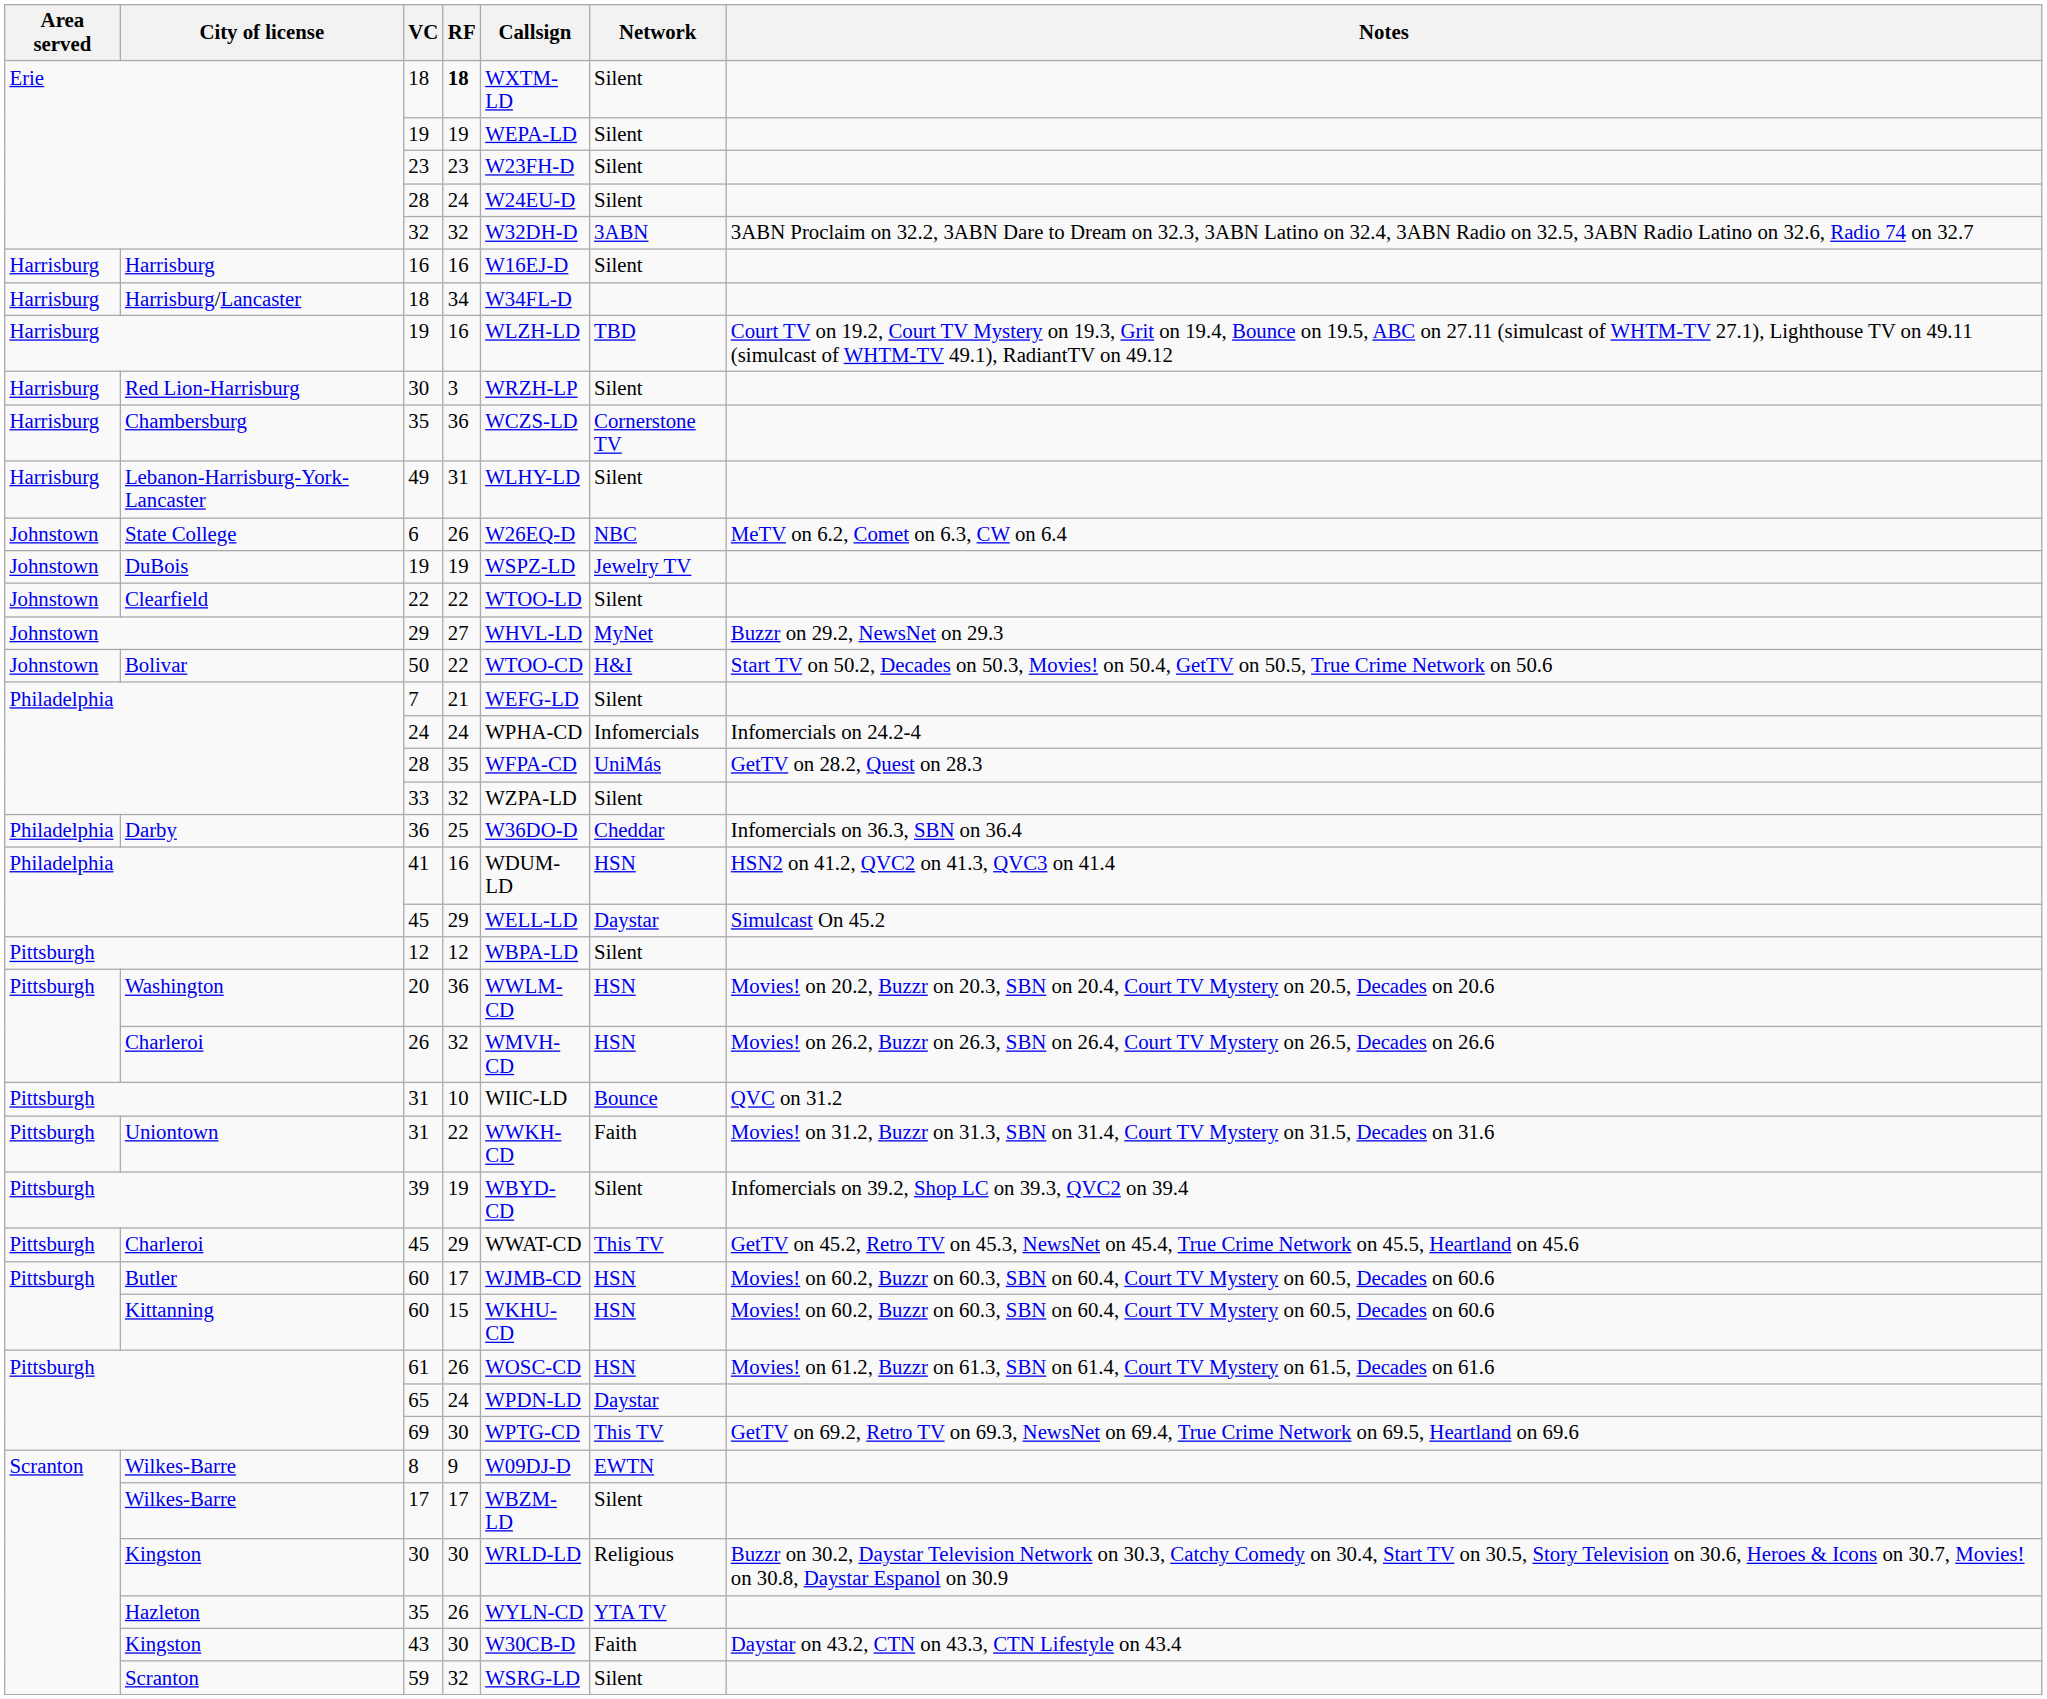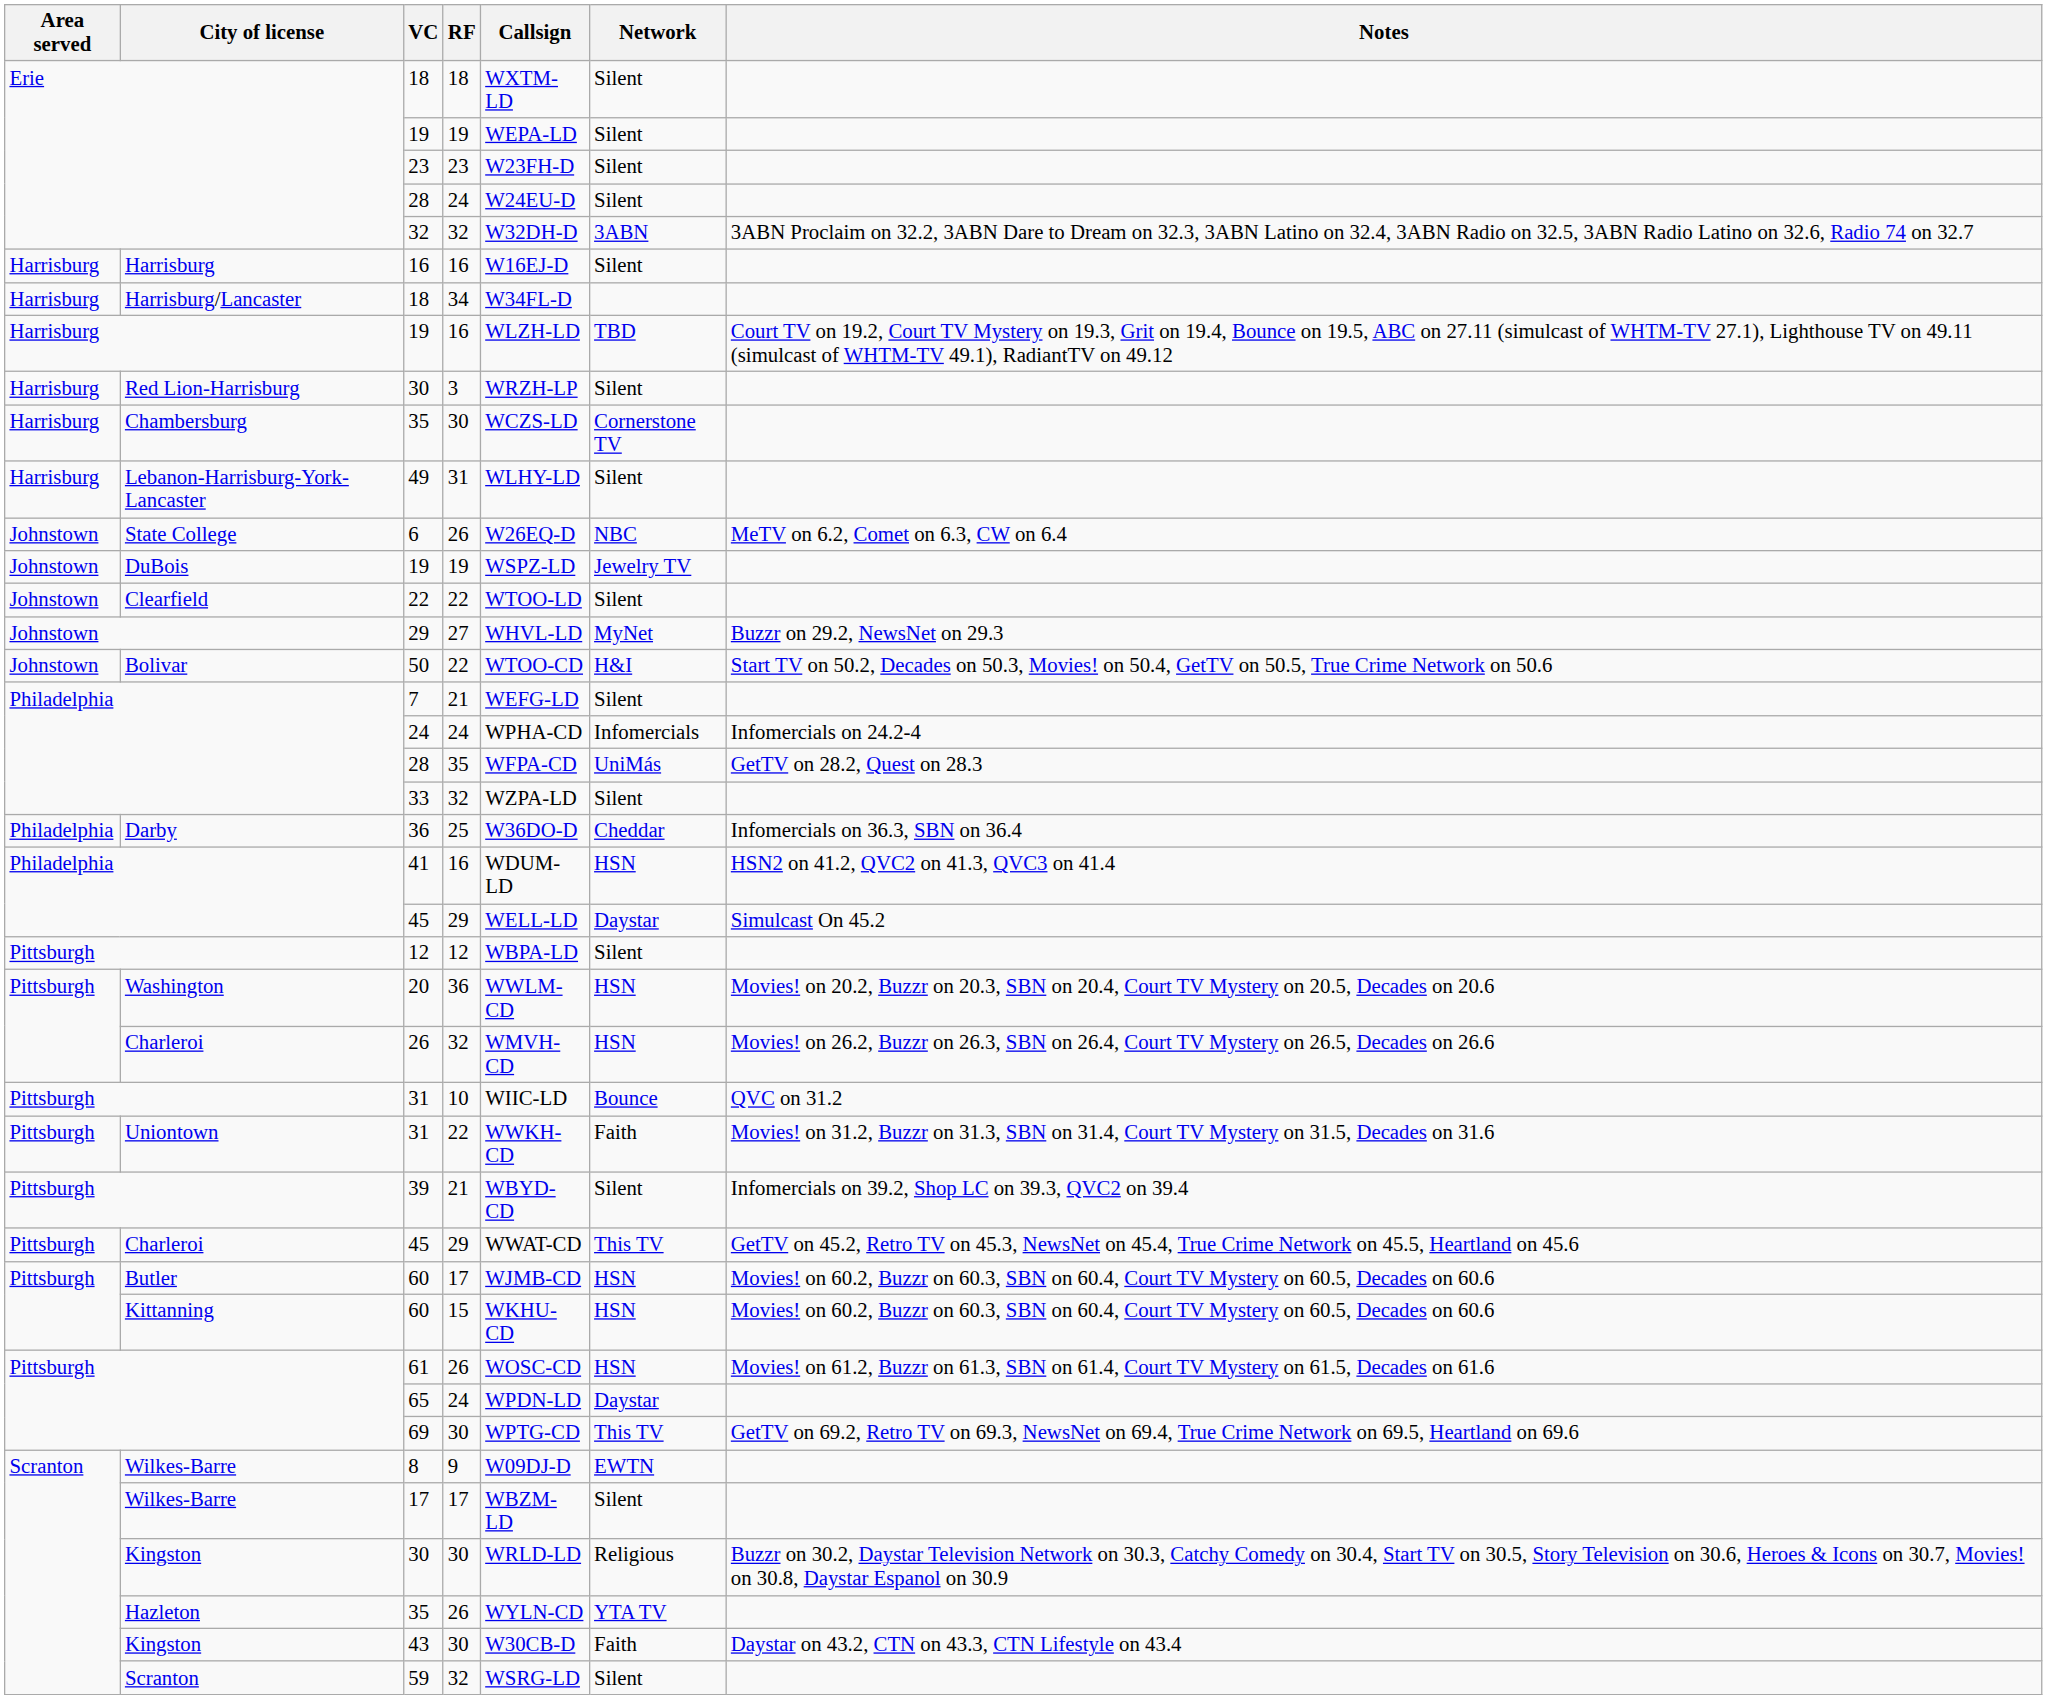(458, 77) bold -> (458, 77) normal
(458, 421) 36 -> (458, 421) 30
(458, 1188) 19 -> (458, 1188) 21
